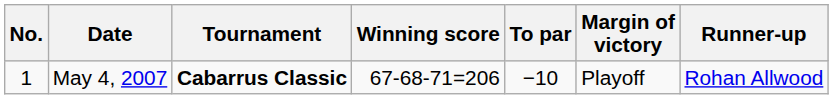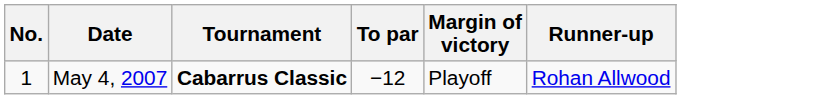- column: (428, 33)
(540, 78) −10 -> (388, 78) −12
